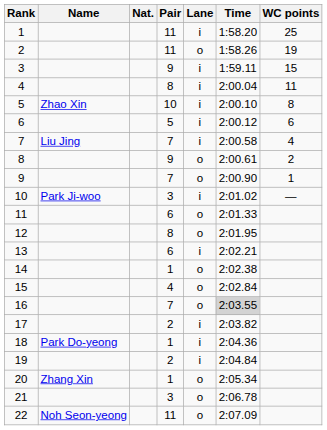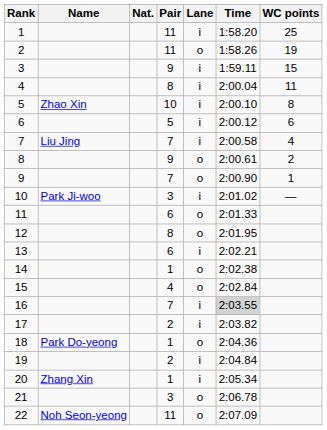(200, 305) o -> (200, 305) i
(200, 342) i -> (200, 342) o
(200, 379) o -> (200, 379) i
